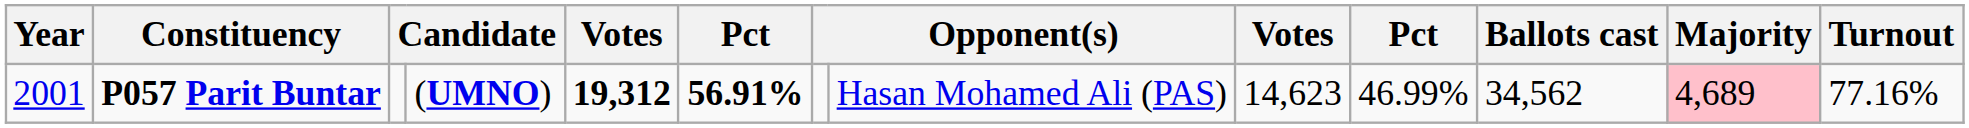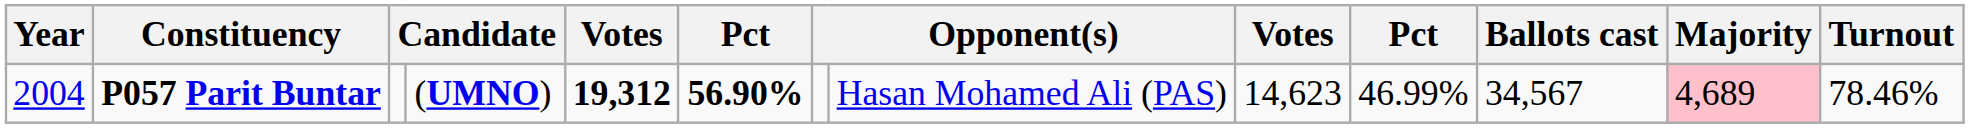(49, 92) 2001 -> (49, 92) 2004
(745, 92) 56.91% -> (745, 92) 56.90%
(1534, 92) 34,562 -> (1534, 92) 34,567
(1883, 92) 77.16% -> (1883, 92) 78.46%
